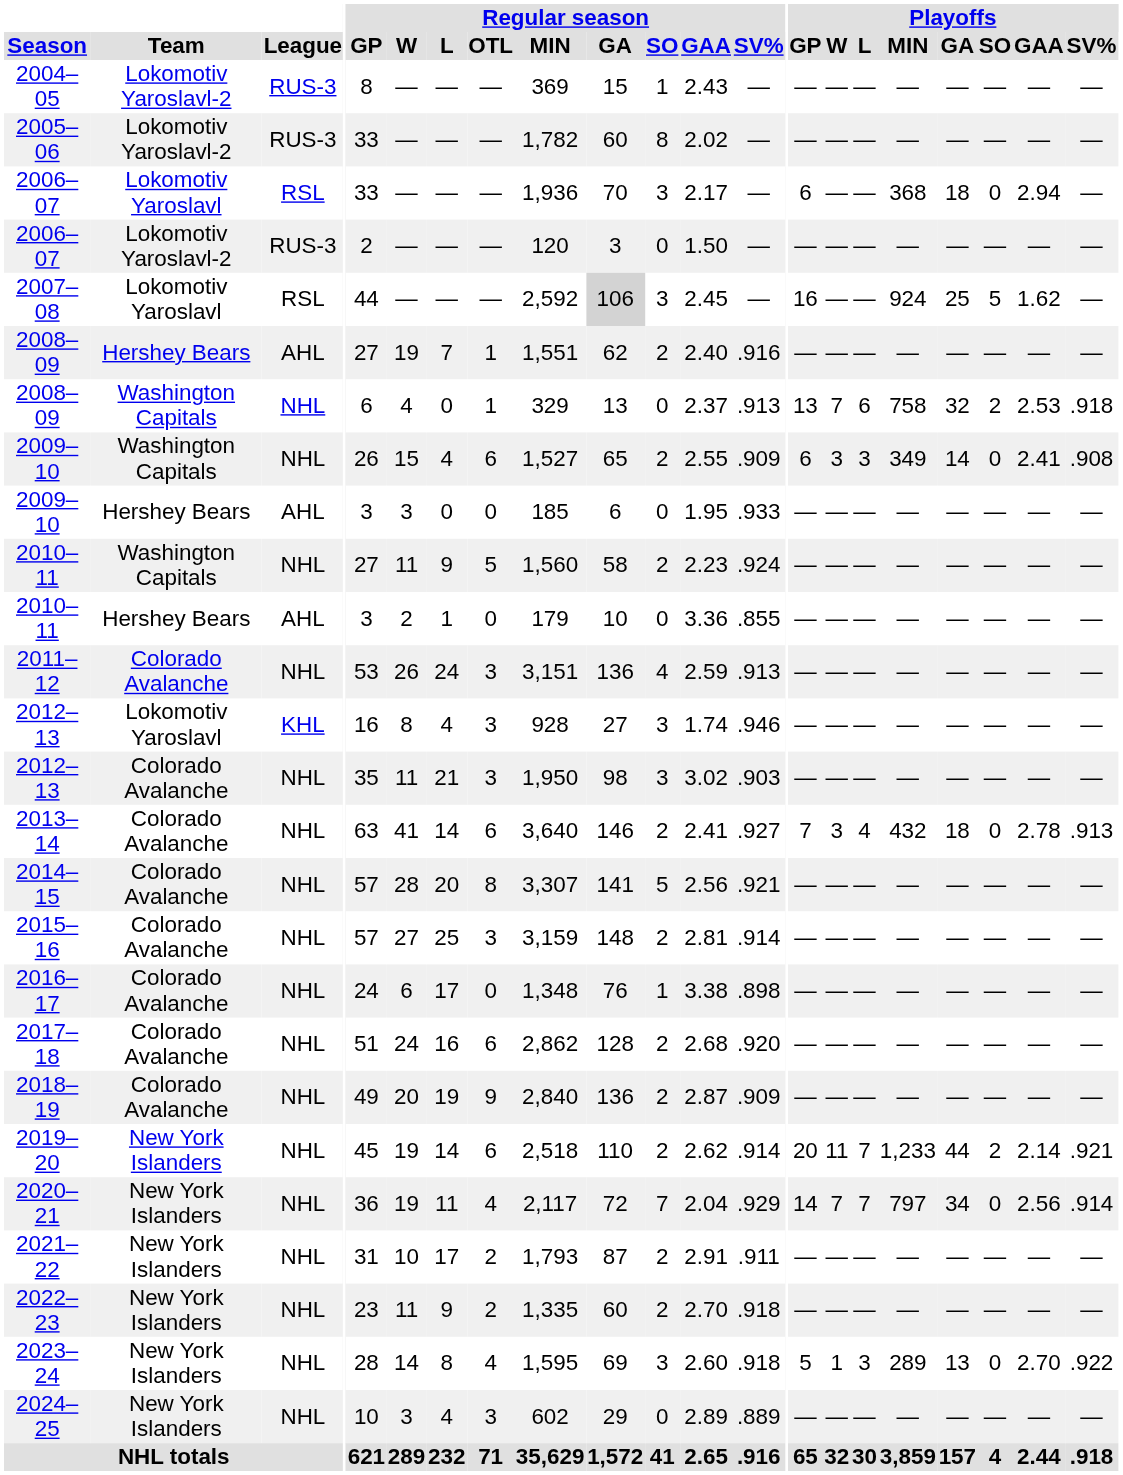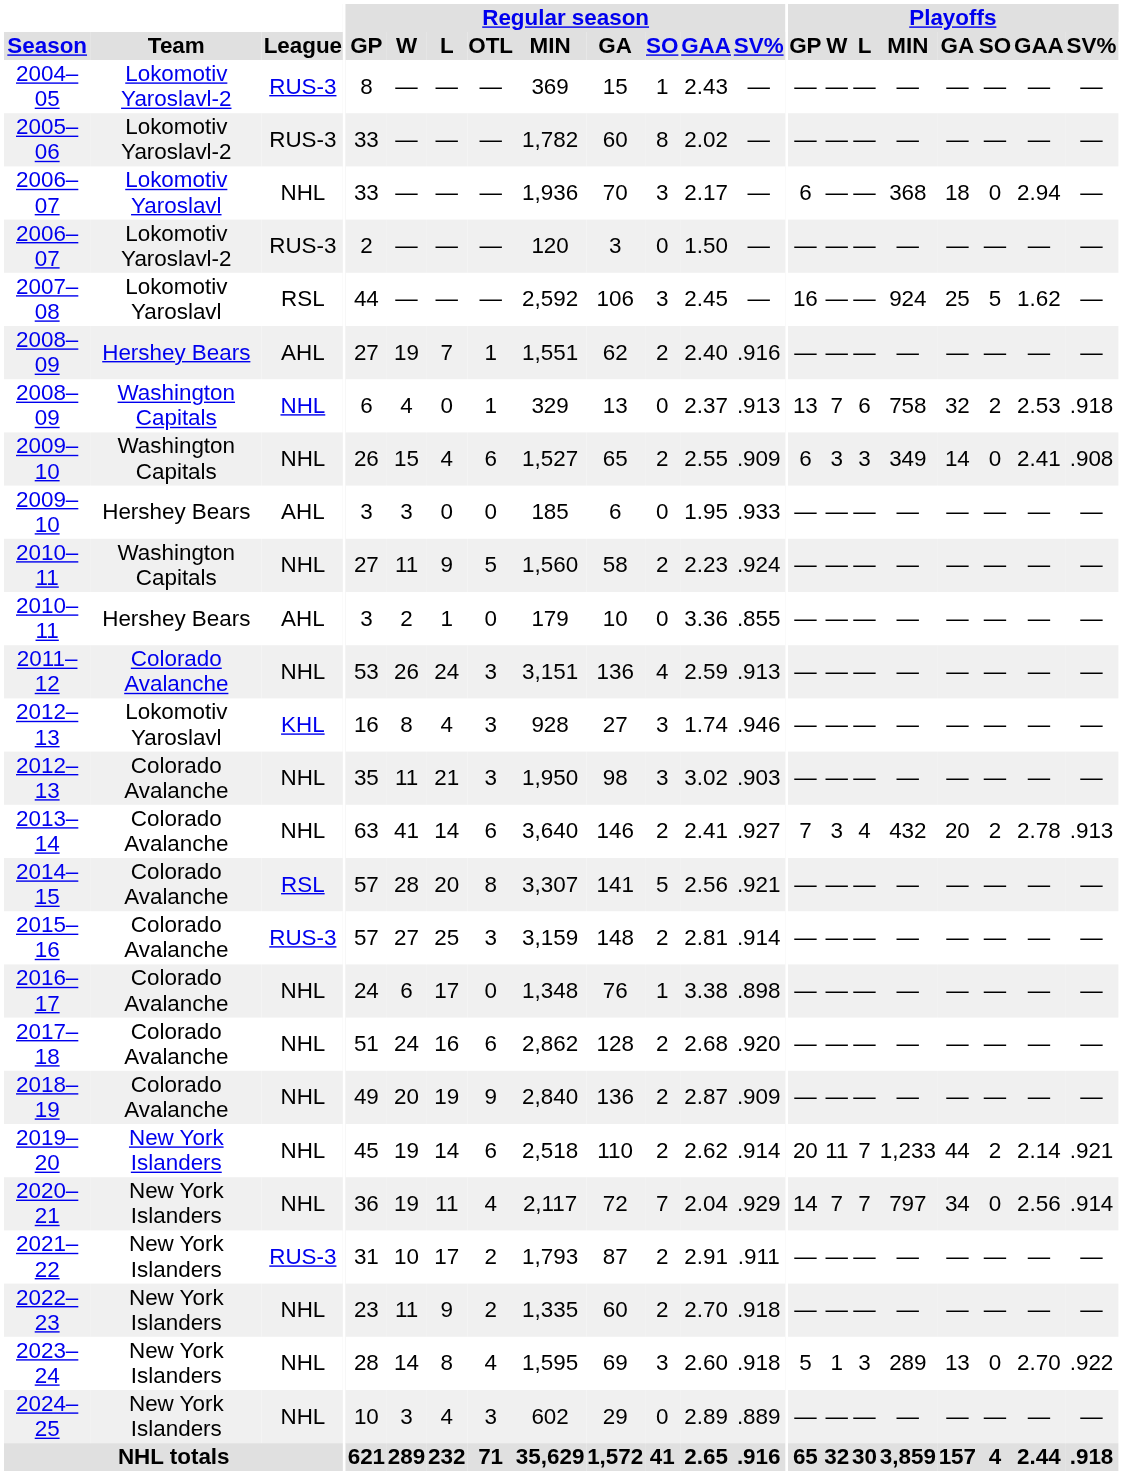(303, 192) RSL -> (303, 192) NHL
(615, 299) lightgrey background -> (615, 299) no background
(957, 831) 18 -> (957, 831) 20
(995, 831) 0 -> (995, 831) 2
(303, 884) NHL -> (303, 884) RSL
(303, 937) NHL -> (303, 937) RUS-3
(303, 1256) NHL -> (303, 1256) RUS-3
